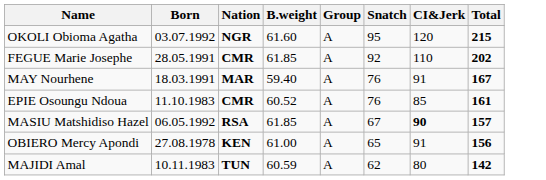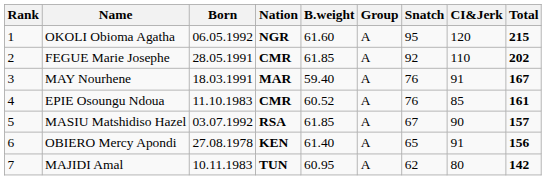+ column: (23, 15)
(185, 36) 03.07.1992 -> (223, 36) 06.05.1992
(185, 121) 06.05.1992 -> (223, 121) 03.07.1992
(420, 121) bold -> (457, 121) normal
(282, 143) 61.00 -> (319, 143) 61.40
(282, 164) 60.59 -> (319, 164) 60.95
